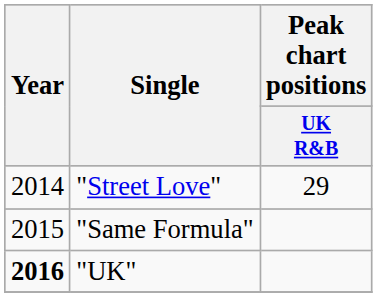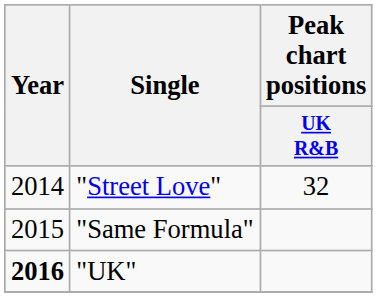(316, 186) 29 -> (316, 186) 32
